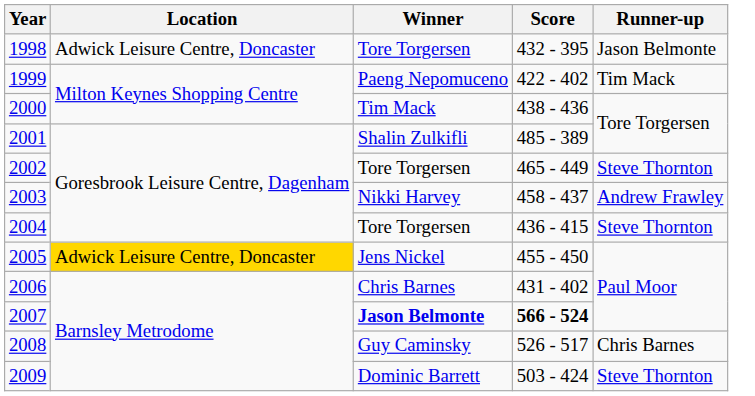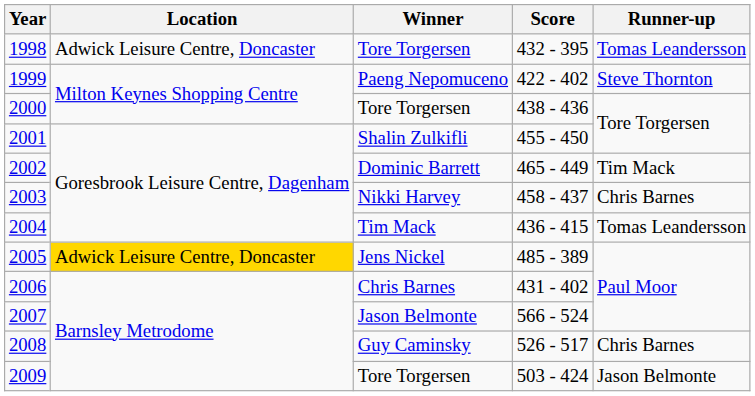(657, 49) Jason Belmonte -> (672, 49) Tomas Leandersson
(636, 78) Tim Mack -> (655, 78) Steve Thornton
(397, 108) Tim Mack -> (414, 108) Tore Torgersen
(553, 138) 485 - 389 -> (553, 138) 455 - 450
(414, 167) Tore Torgersen -> (419, 167) Dominic Barrett
(655, 167) Steve Thornton -> (636, 167) Tim Mack
(660, 197) Andrew Frawley -> (646, 197) Chris Barnes
(414, 227) Tore Torgersen -> (397, 227) Tim Mack
(655, 227) Steve Thornton -> (672, 227) Tomas Leandersson
(553, 256) 455 - 450 -> (553, 256) 485 - 389
(421, 316) bold -> (417, 316) normal
(553, 316) bold -> (553, 316) normal
(419, 375) Dominic Barrett -> (414, 375) Tore Torgersen
(655, 375) Steve Thornton -> (657, 375) Jason Belmonte
